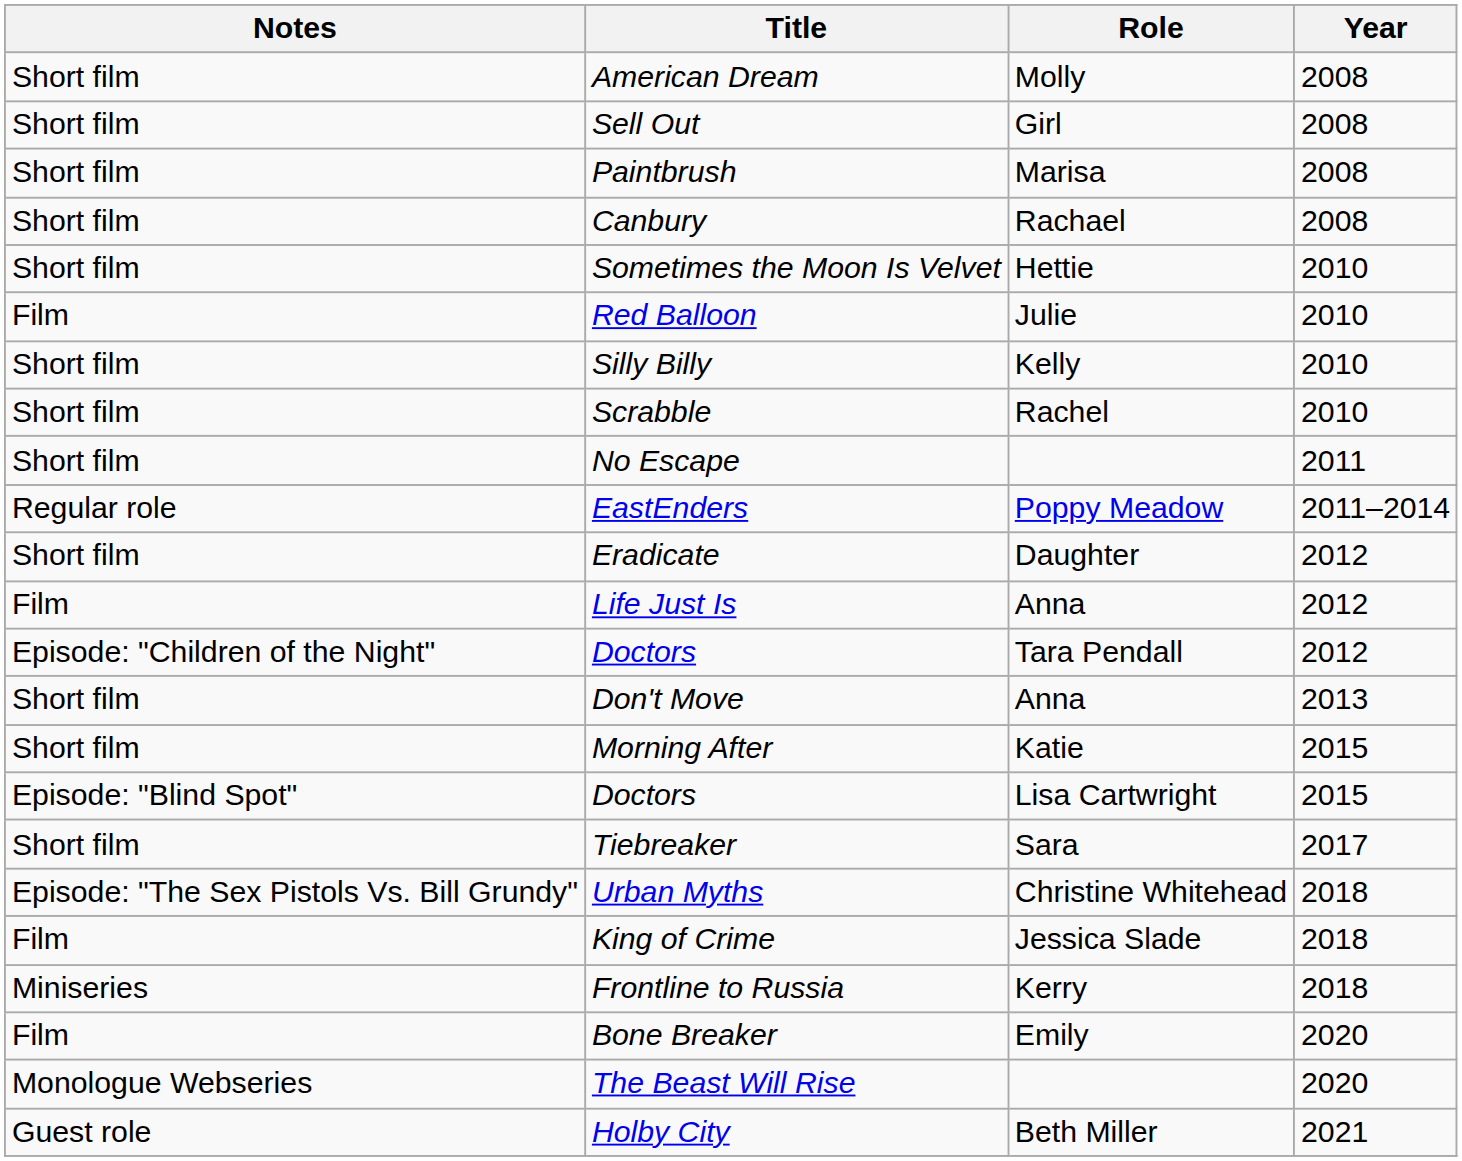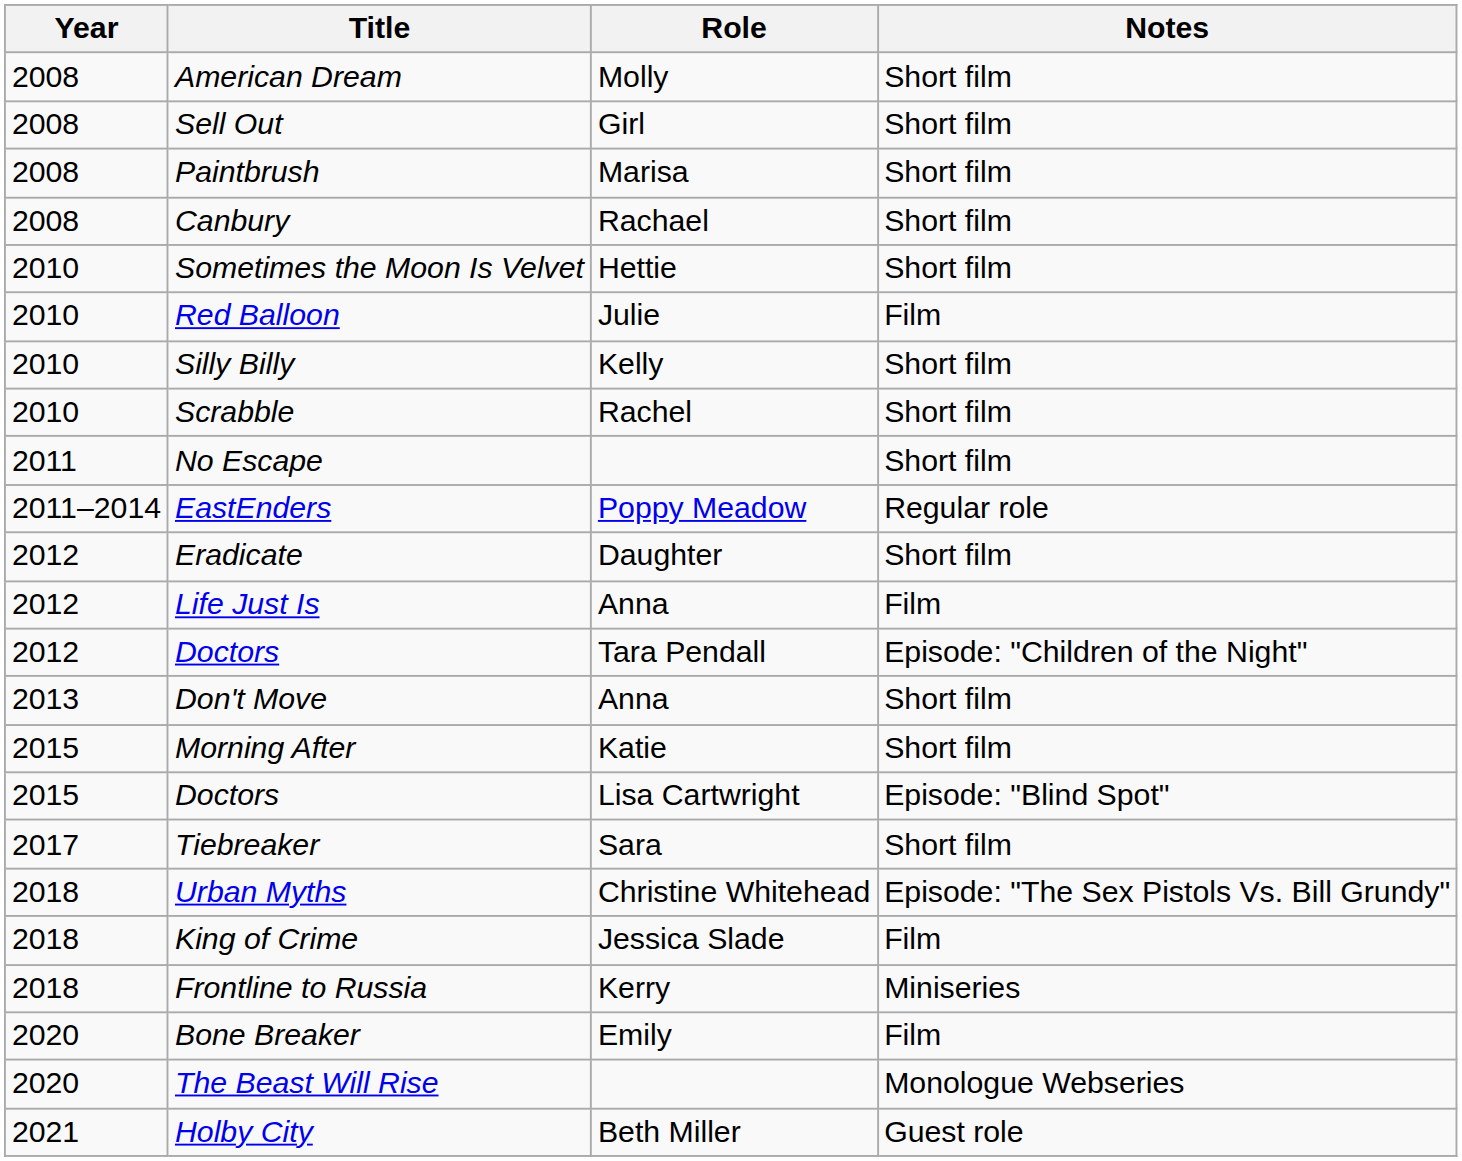columns swapped: (1376, 28) <-> (295, 28)
